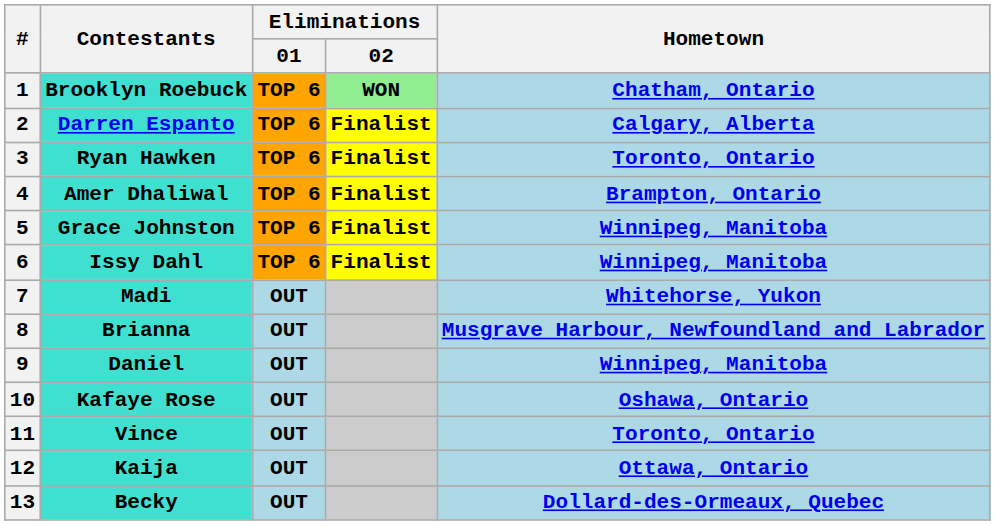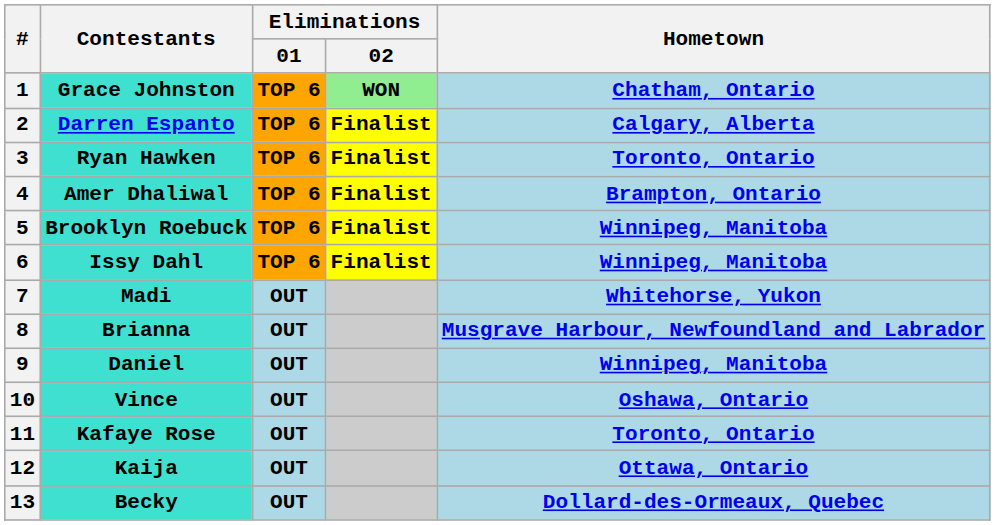(146, 91) Brooklyn Roebuck -> (146, 91) Grace Johnston
(146, 228) Grace Johnston -> (146, 228) Brooklyn Roebuck
(146, 400) Kafaye Rose -> (146, 400) Vince
(146, 434) Vince -> (146, 434) Kafaye Rose
